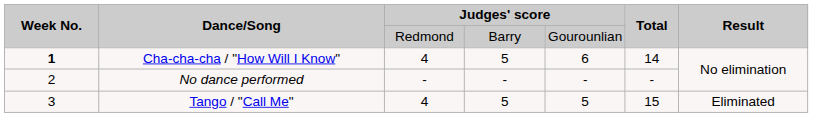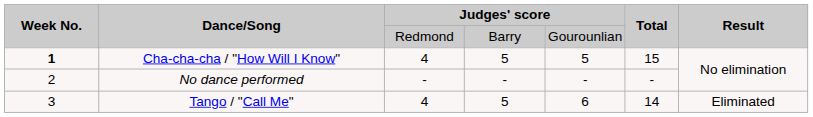(585, 58) 6 -> (585, 58) 5
(652, 58) 14 -> (652, 58) 15
(585, 101) 5 -> (585, 101) 6
(652, 101) 15 -> (652, 101) 14
